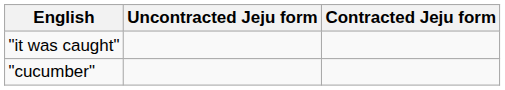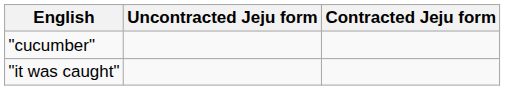rows swapped: (64, 44) <-> (52, 71)
